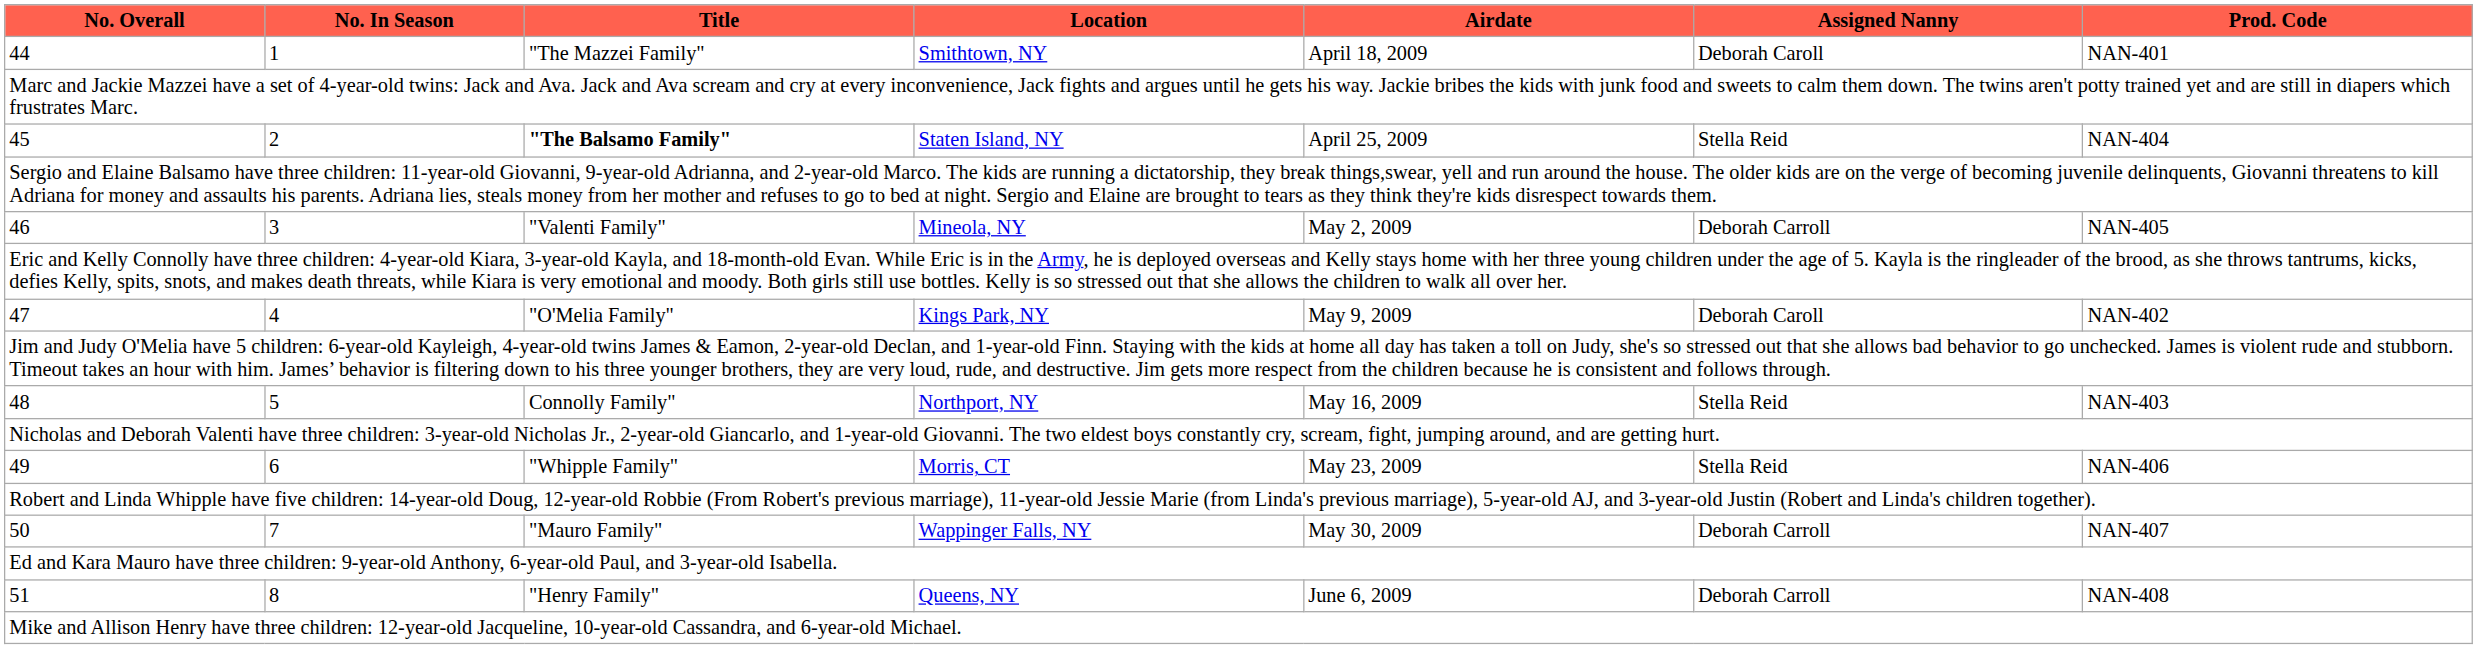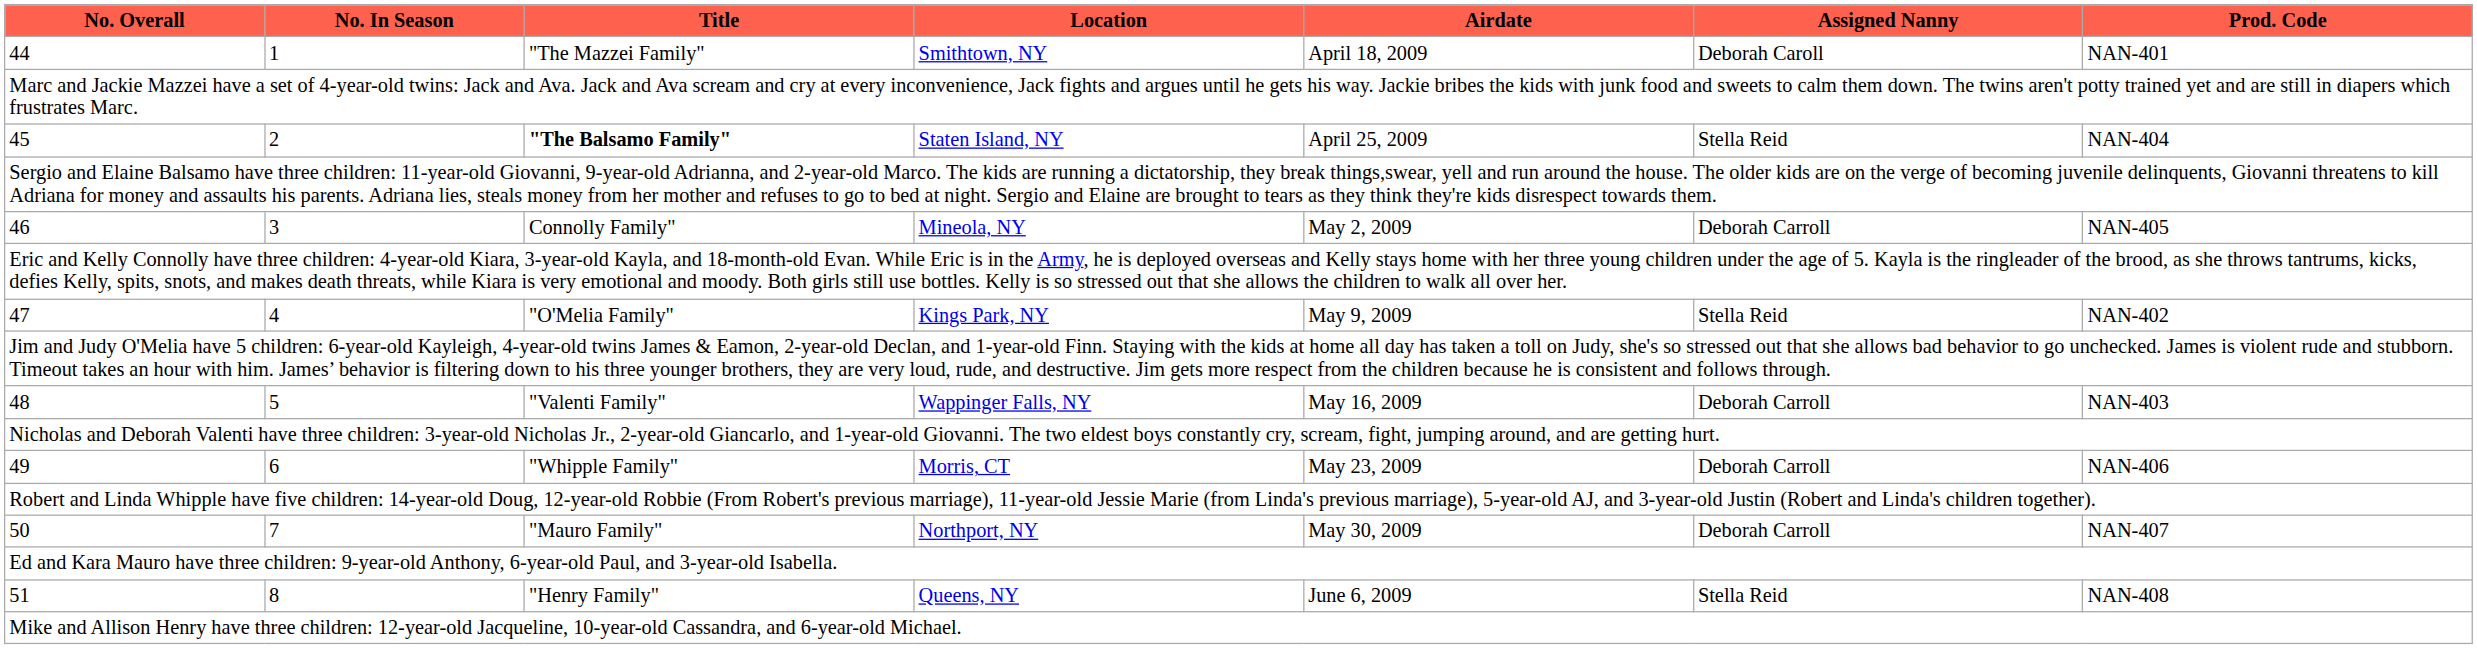(597, 227) "Valenti Family" -> (602, 227) Connolly Family"
(1761, 314) Deborah Caroll -> (1743, 314) Stella Reid
(602, 402) Connolly Family" -> (597, 402) "Valenti Family"
(978, 402) Northport, NY -> (1005, 402) Wappinger Falls, NY
(1743, 402) Stella Reid -> (1764, 402) Deborah Carroll
(1743, 466) Stella Reid -> (1764, 466) Deborah Carroll
(1005, 530) Wappinger Falls, NY -> (978, 530) Northport, NY
(1764, 595) Deborah Carroll -> (1743, 595) Stella Reid
